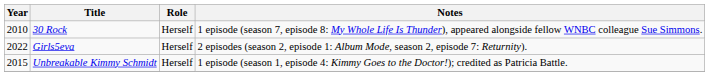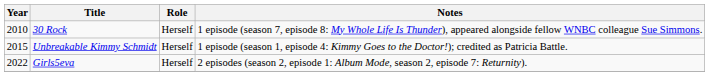rows swapped: (95, 63) <-> (54, 46)
